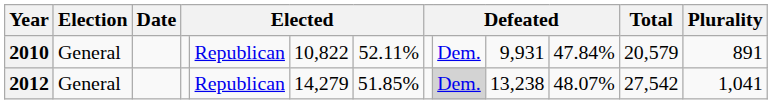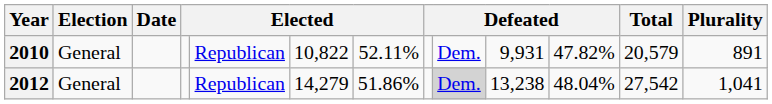(584, 51) 47.84% -> (584, 51) 47.82%
(388, 83) 51.85% -> (388, 83) 51.86%
(584, 83) 48.07% -> (584, 83) 48.04%
